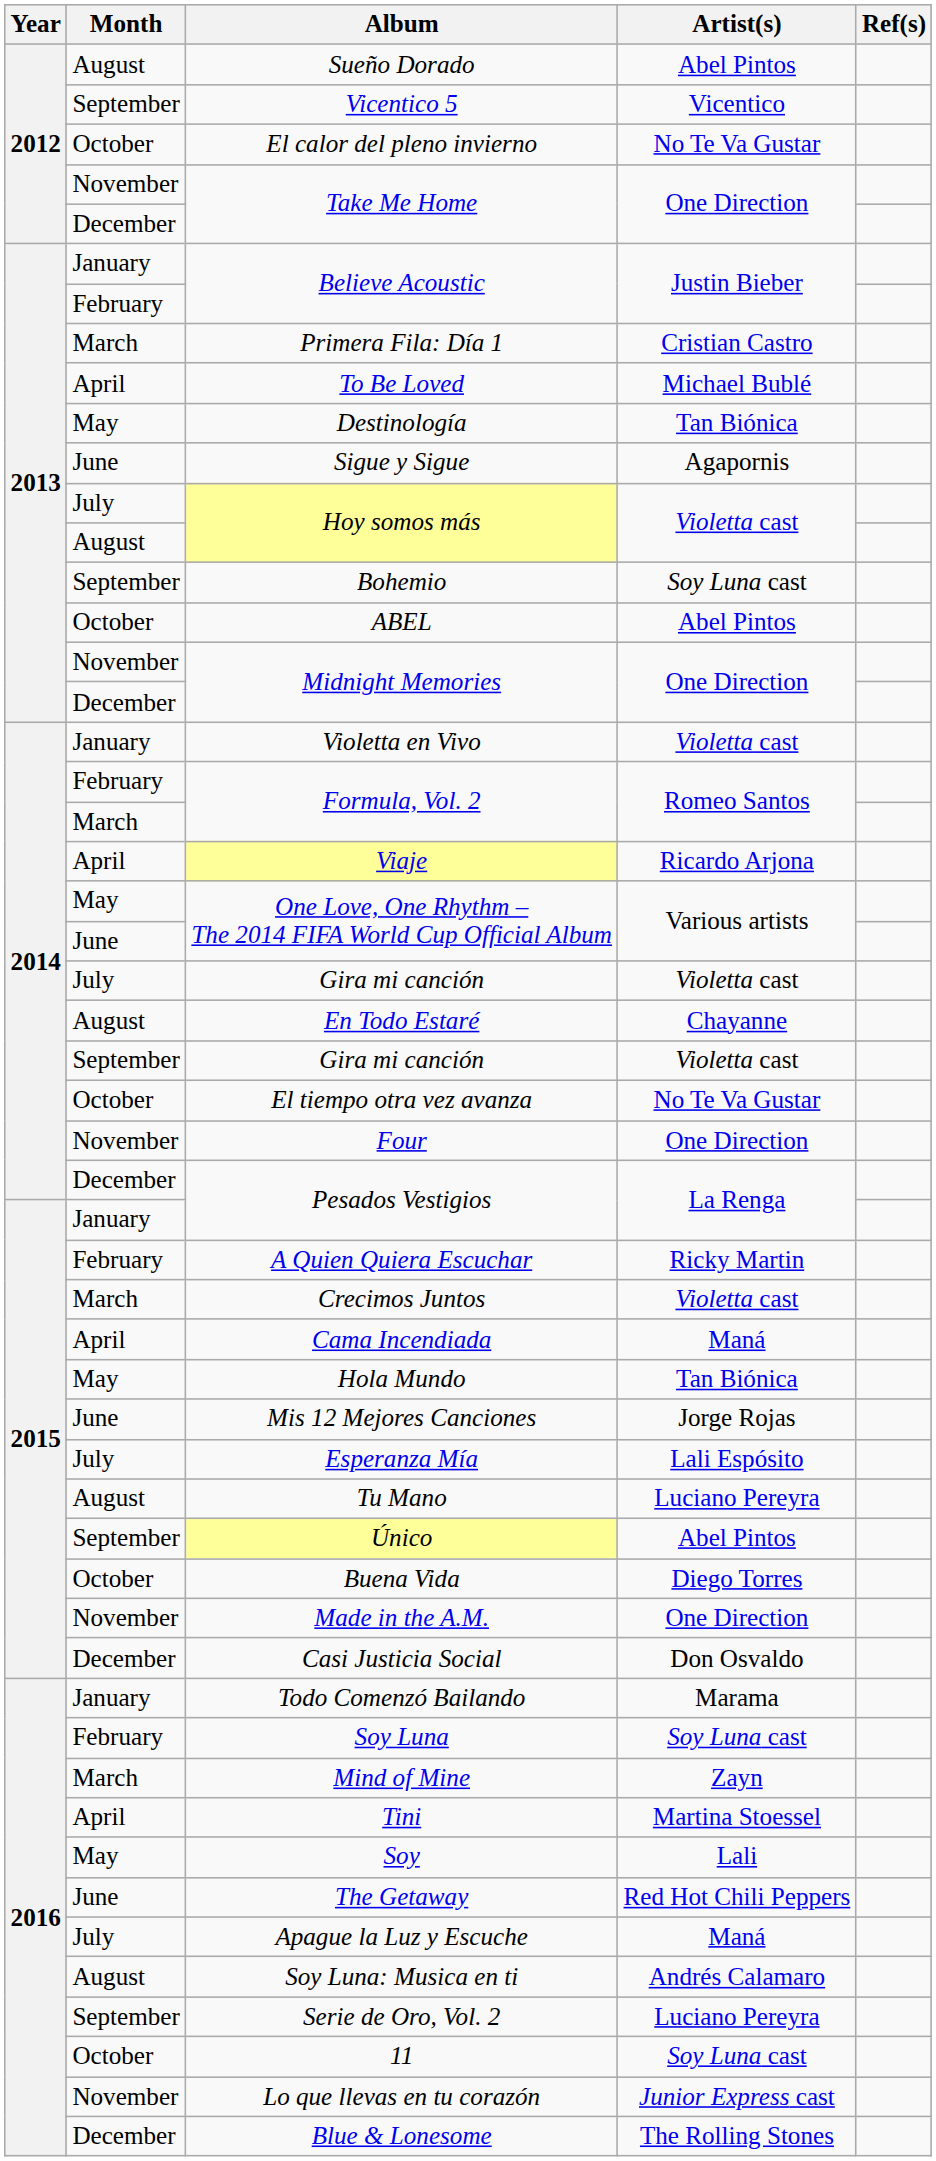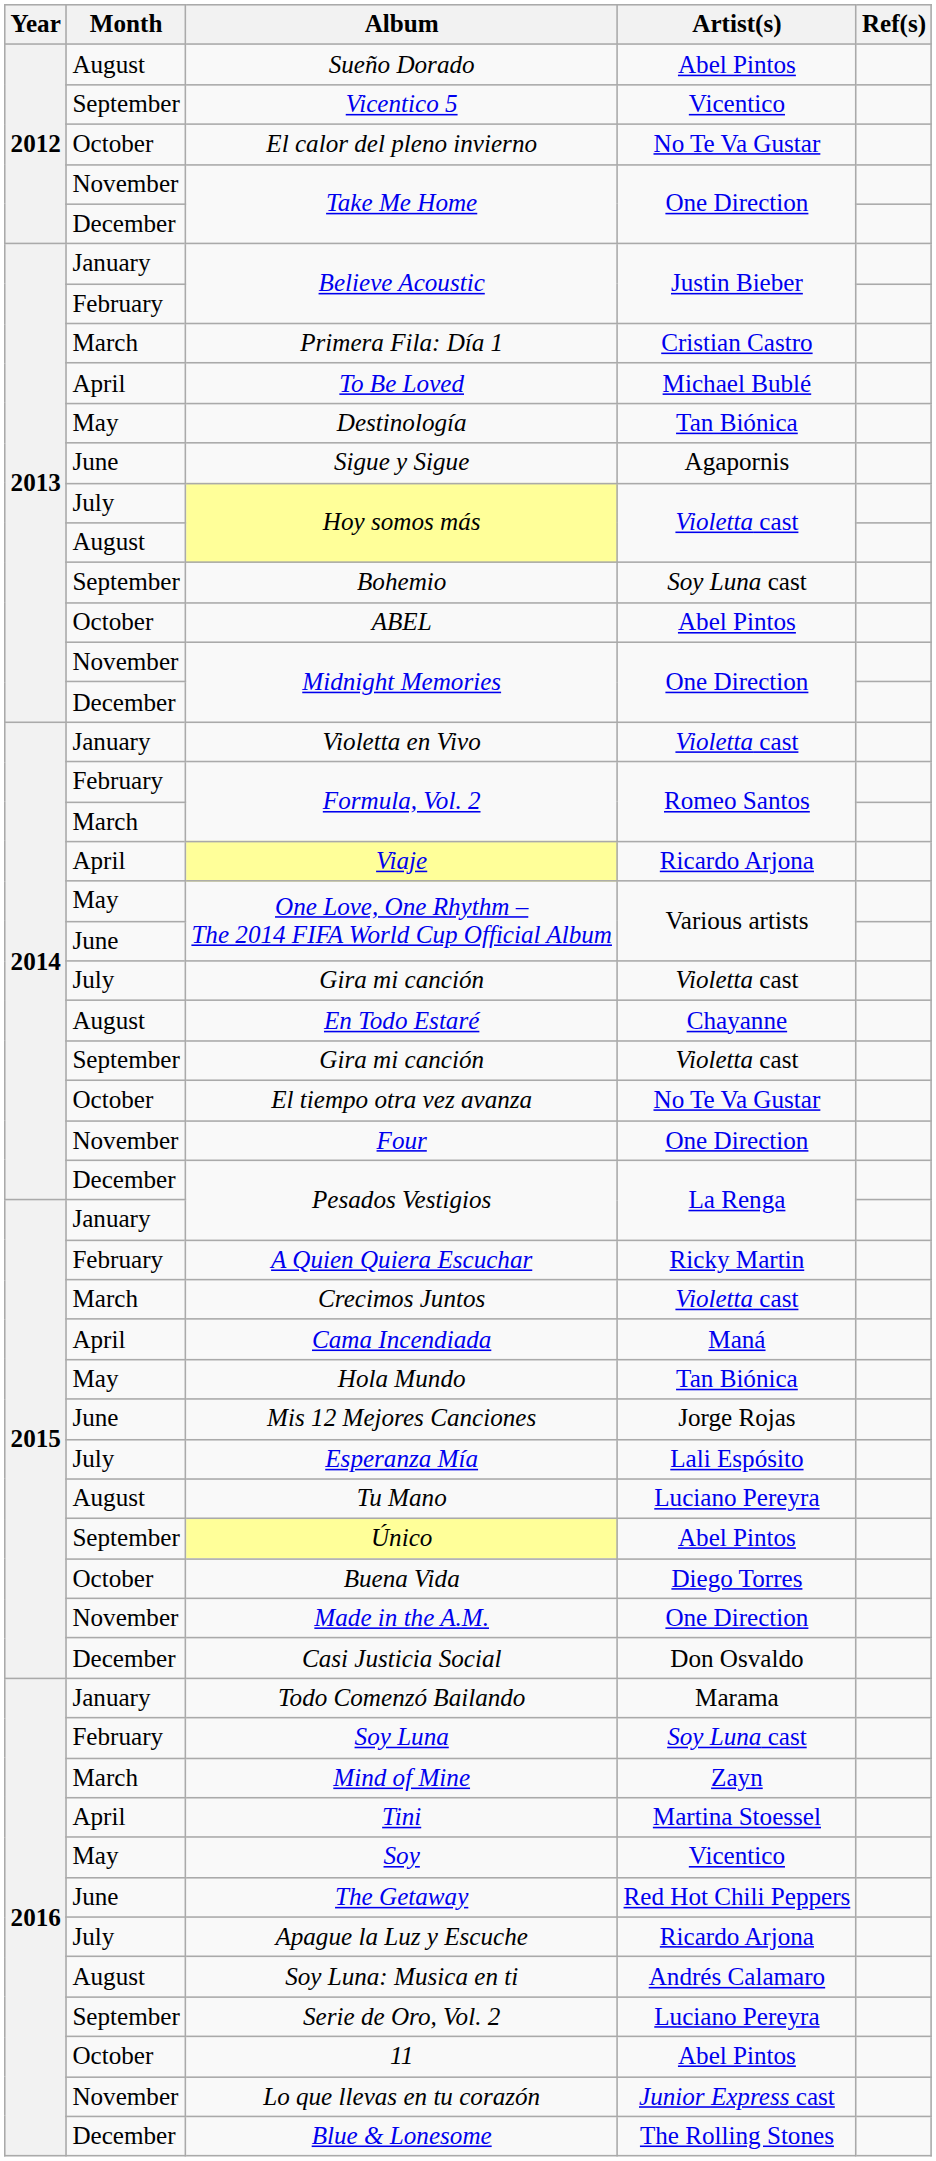(737, 1857) Lali -> (737, 1857) Vicentico
(737, 1936) Maná -> (737, 1936) Ricardo Arjona
(737, 2056) Soy Luna cast -> (737, 2056) Abel Pintos
